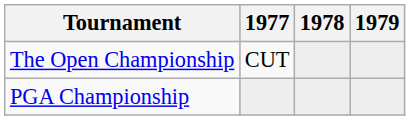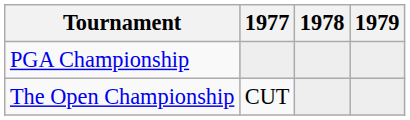rows swapped: (122, 59) <-> (100, 96)
